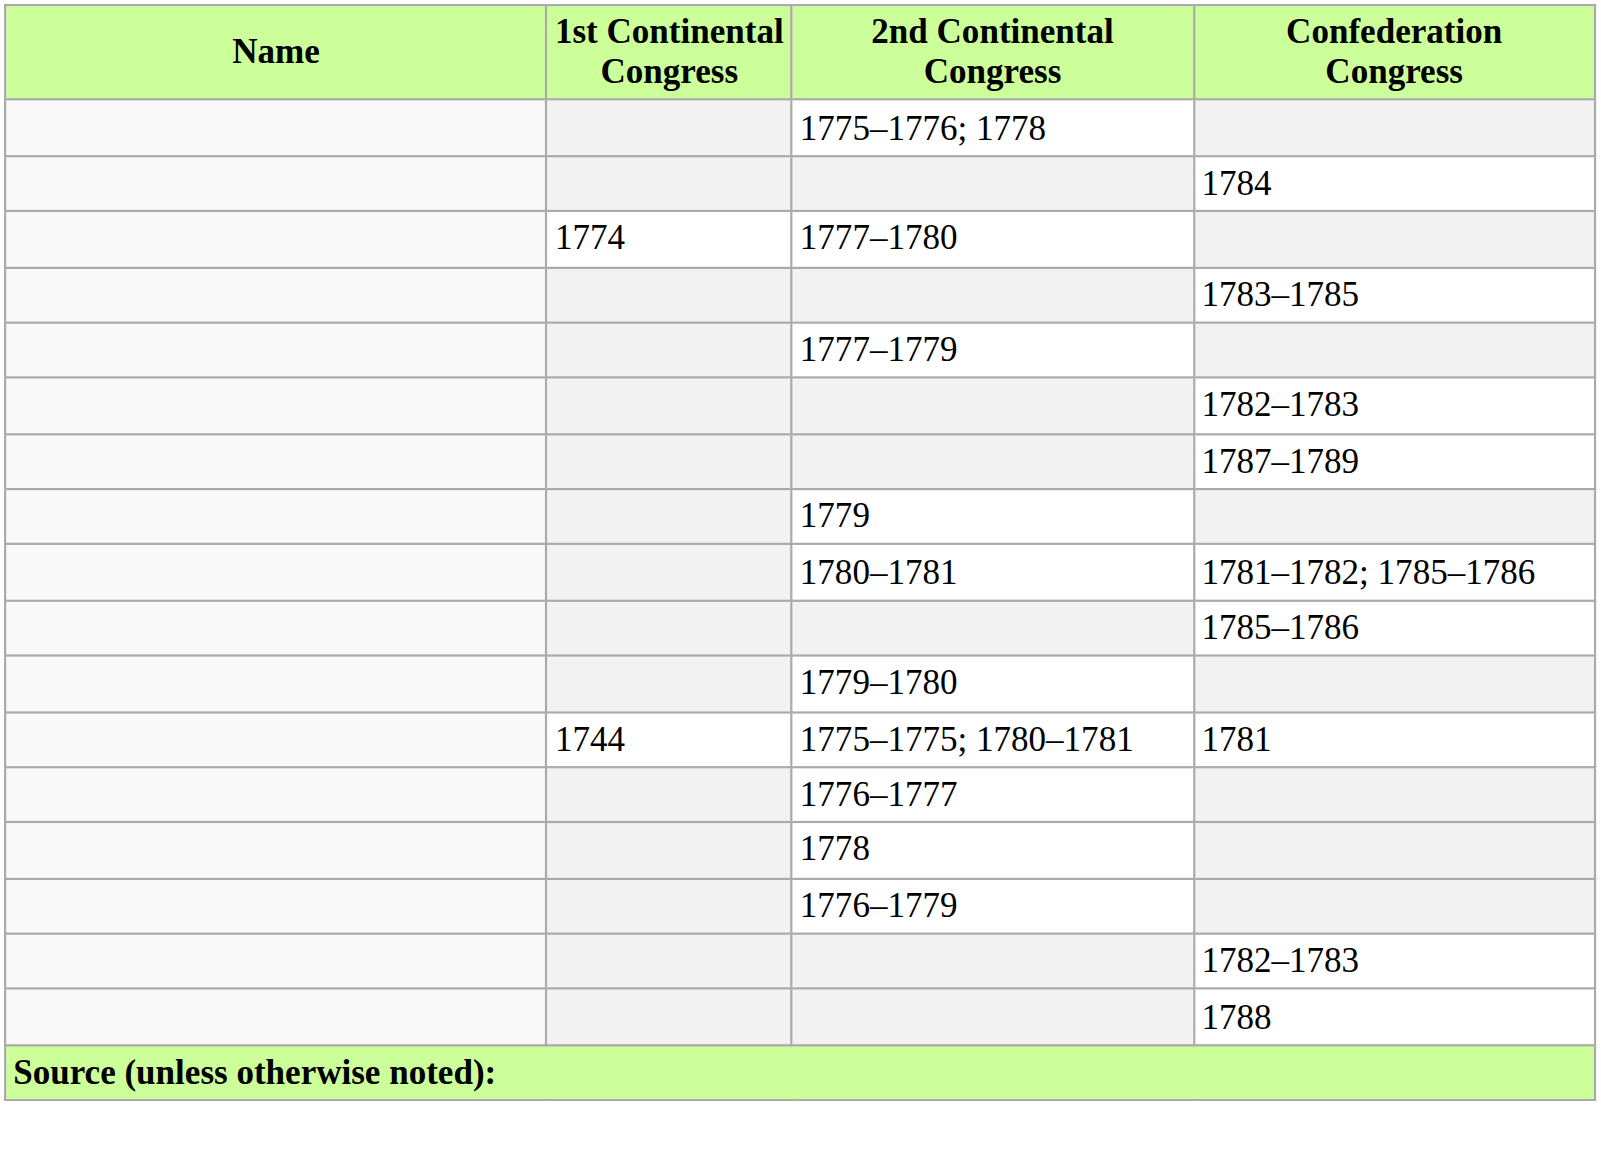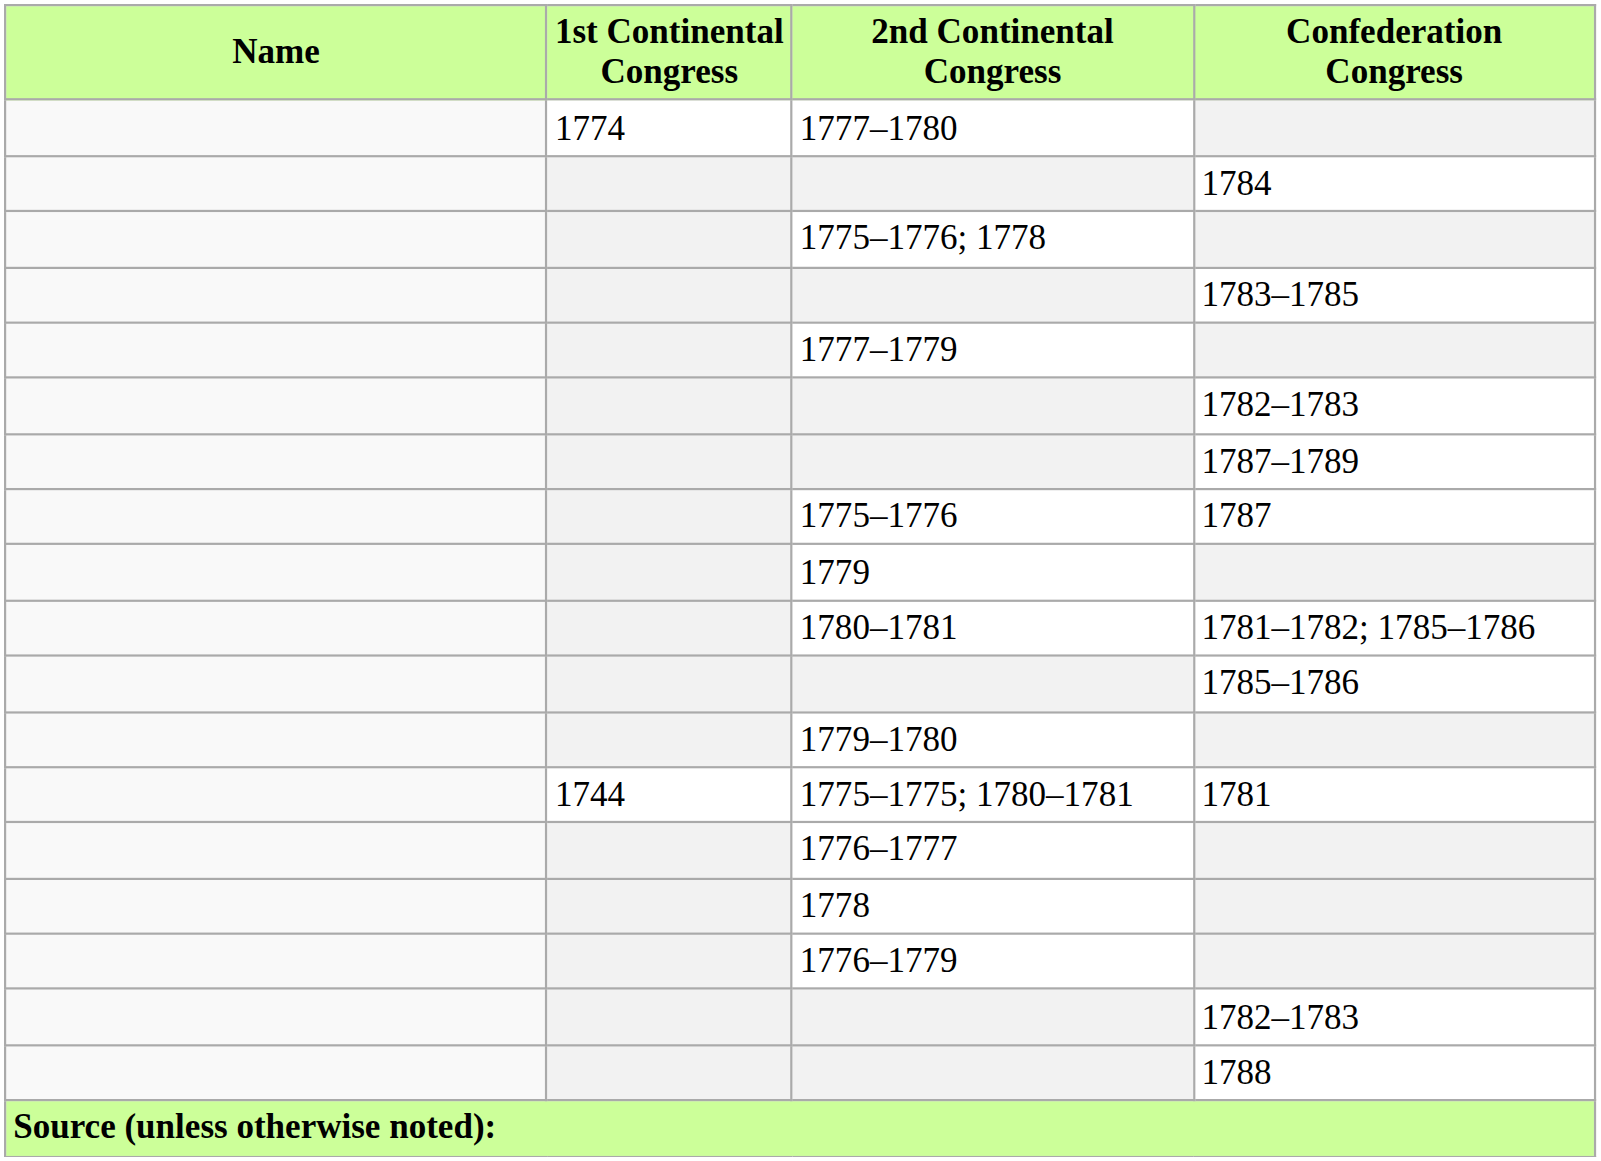rows swapped: (923, 127) <-> (879, 238)
+ row: (879, 516)
